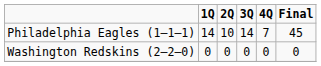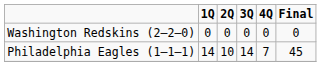rows swapped: (101, 33) <-> (101, 52)
